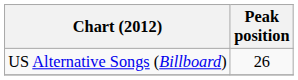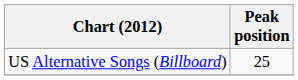(262, 61) 26 -> (262, 61) 25
